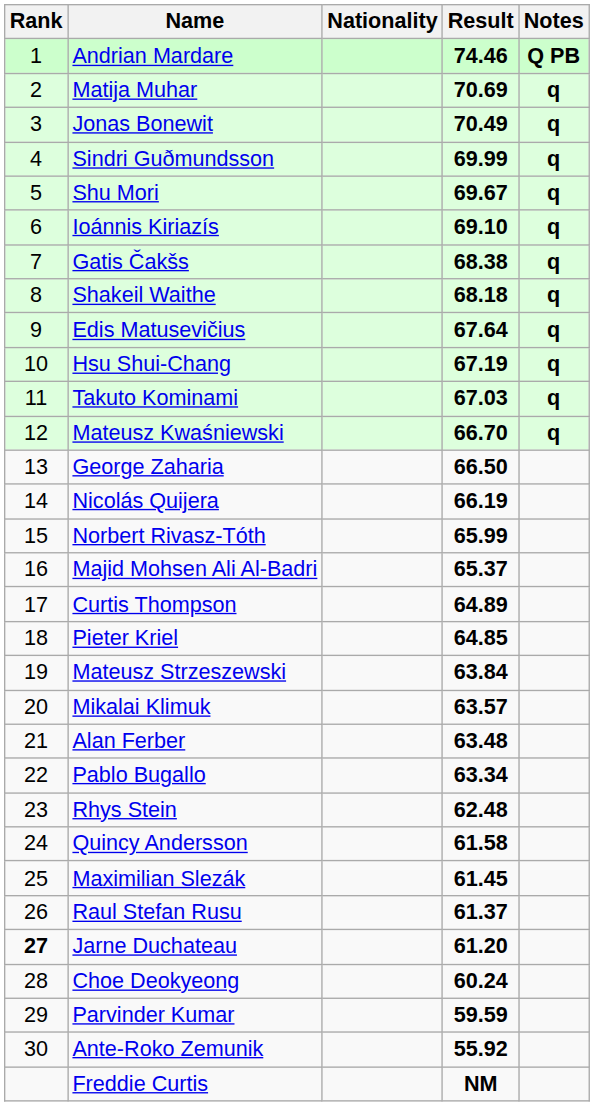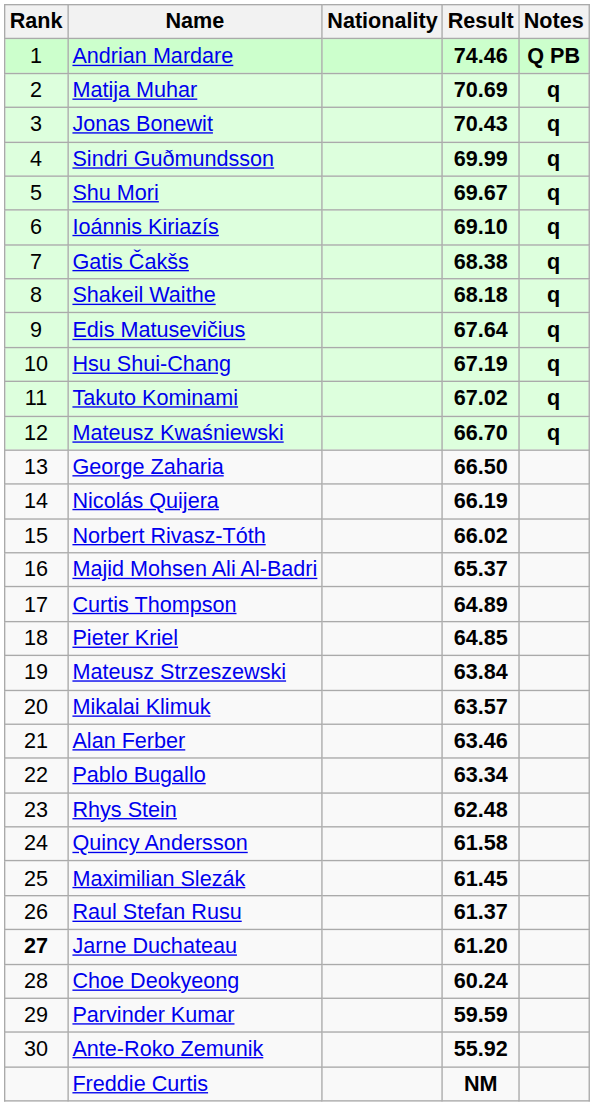(481, 124) 70.49 -> (481, 124) 70.43
(481, 398) 67.03 -> (481, 398) 67.02
(481, 535) 65.99 -> (481, 535) 66.02
(481, 741) 63.48 -> (481, 741) 63.46
